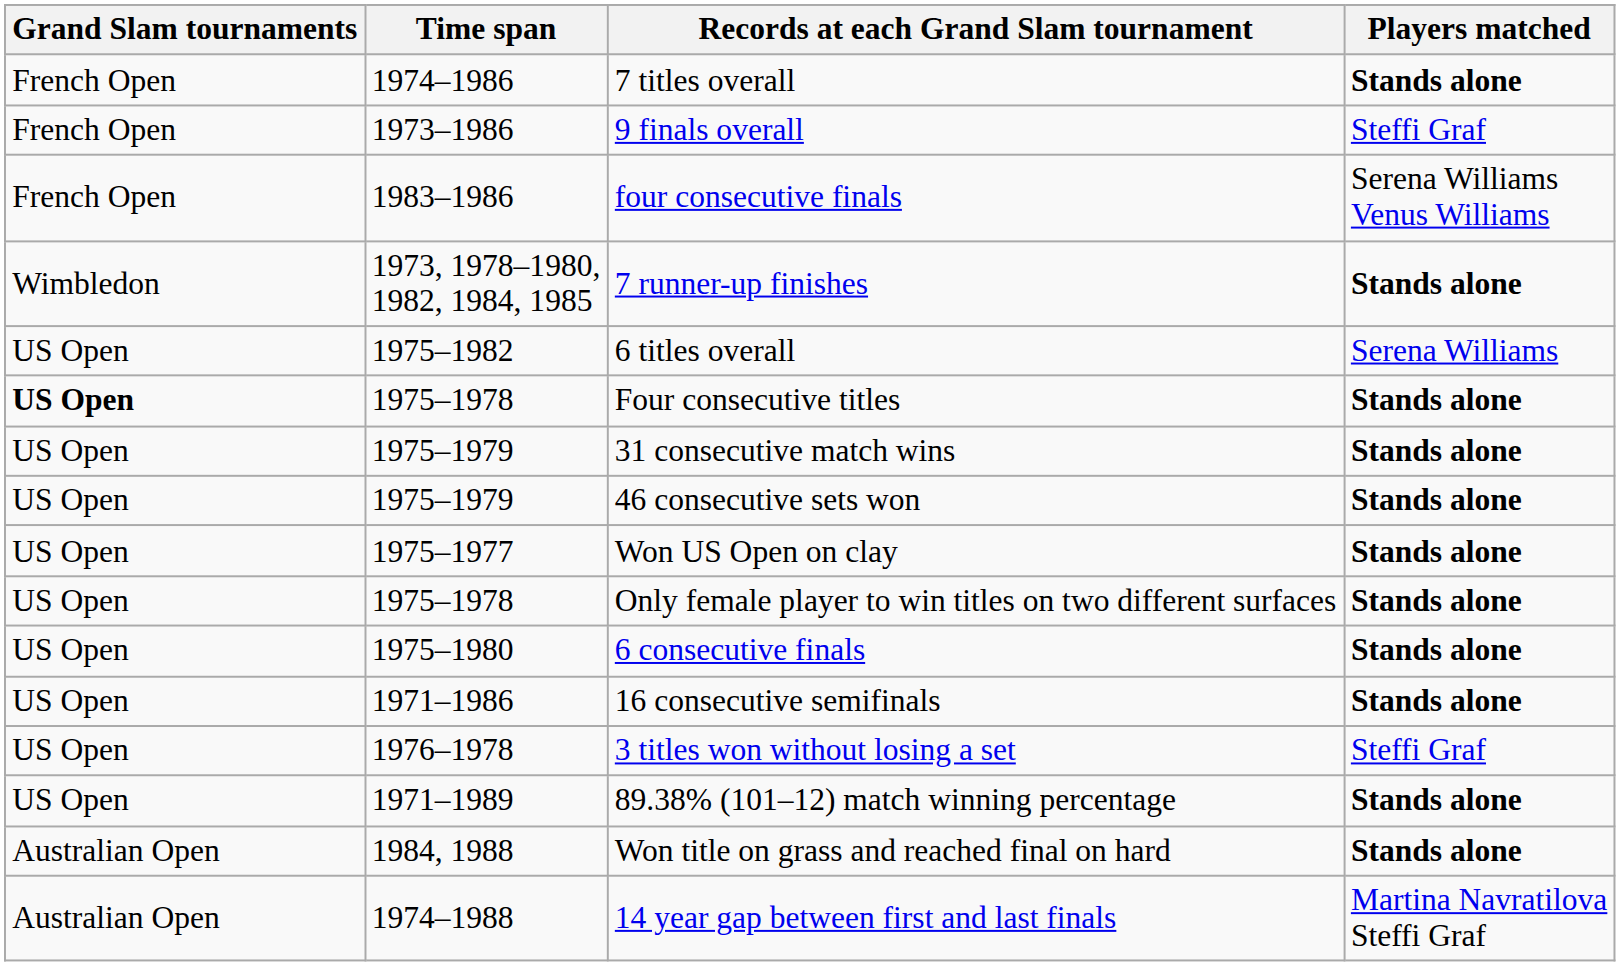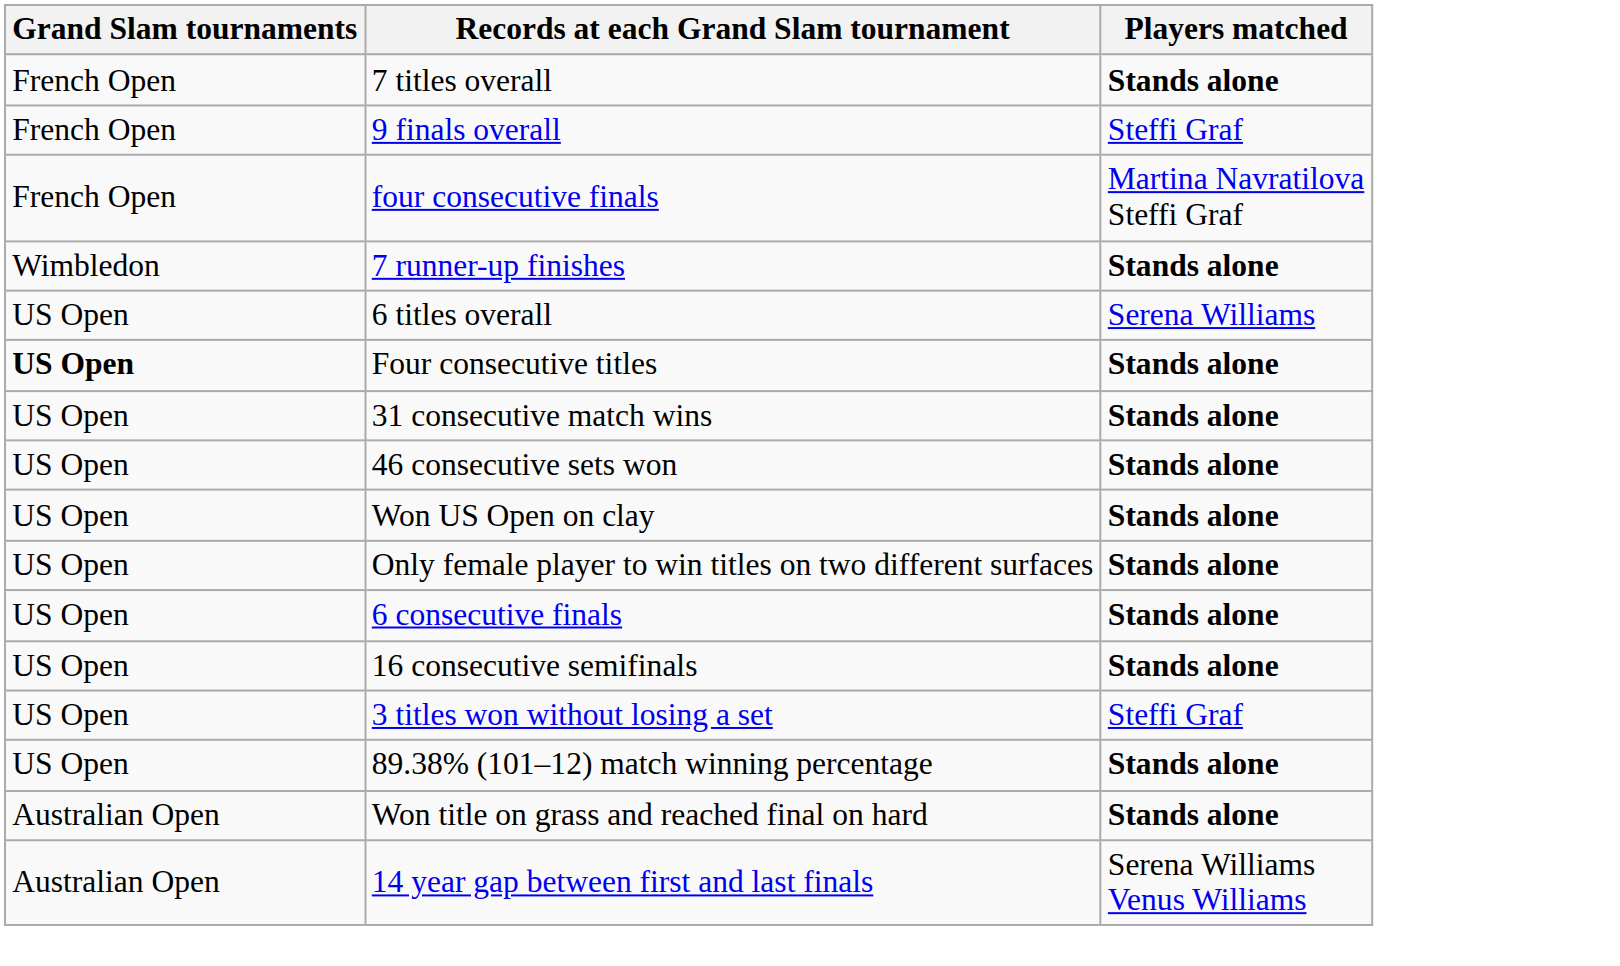- column: (486, 29)
(1455, 197) Serena Williams Venus Williams -> (1236, 197) Martina Navratilova Steffi Graf
(1479, 917) Martina Navratilova Steffi Graf -> (1212, 882) Serena Williams Venus Williams
